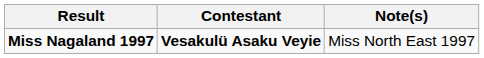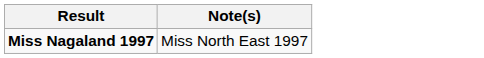- column: (241, 16)
